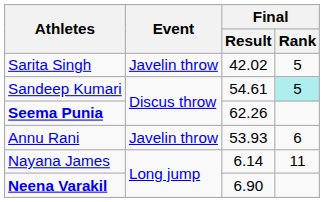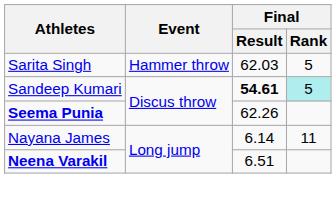(173, 65) Javelin throw -> (179, 65) Hammer throw
(248, 65) 42.02 -> (259, 65) 62.03
(248, 89) normal -> (259, 89) bold
- row: (44, 138)
(248, 186) 6.90 -> (259, 162) 6.51
